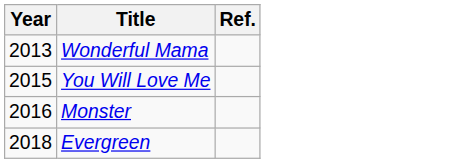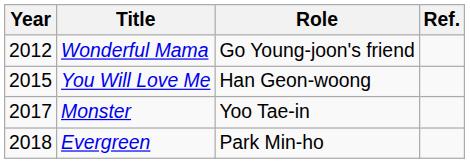+ column: (317, 19)
(31, 50) 2013 -> (31, 50) 2012
(31, 111) 2016 -> (31, 111) 2017
